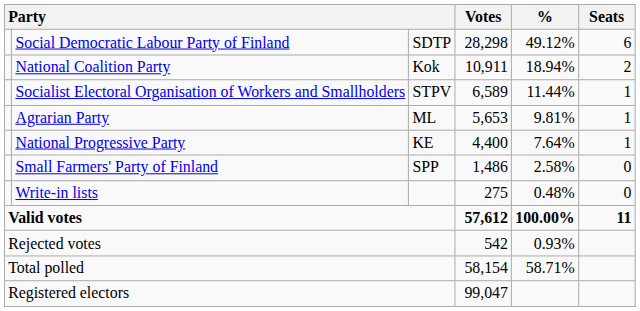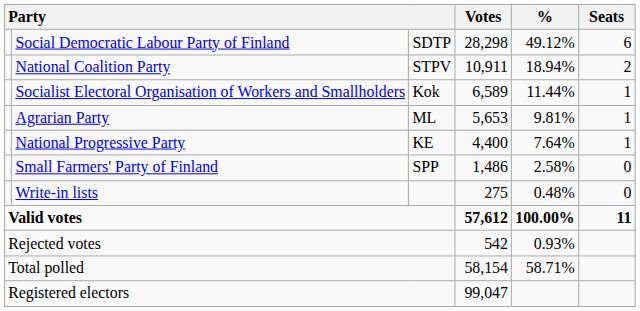(426, 67) Kok -> (432, 67) STPV
(432, 92) STPV -> (426, 92) Kok
